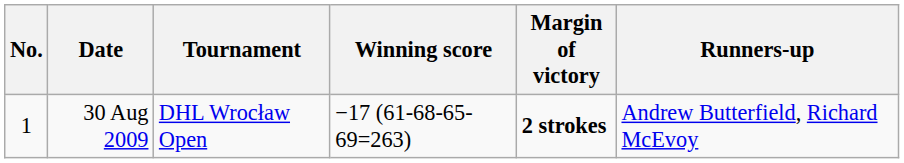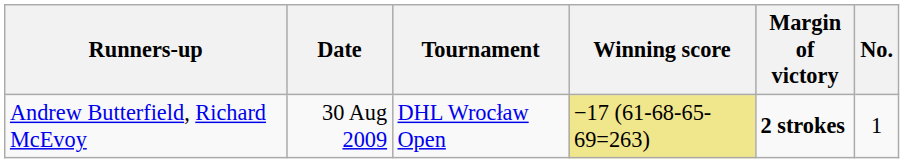columns swapped: (26, 49) <-> (757, 49)
(404, 126) no background -> (643, 126) khaki background
